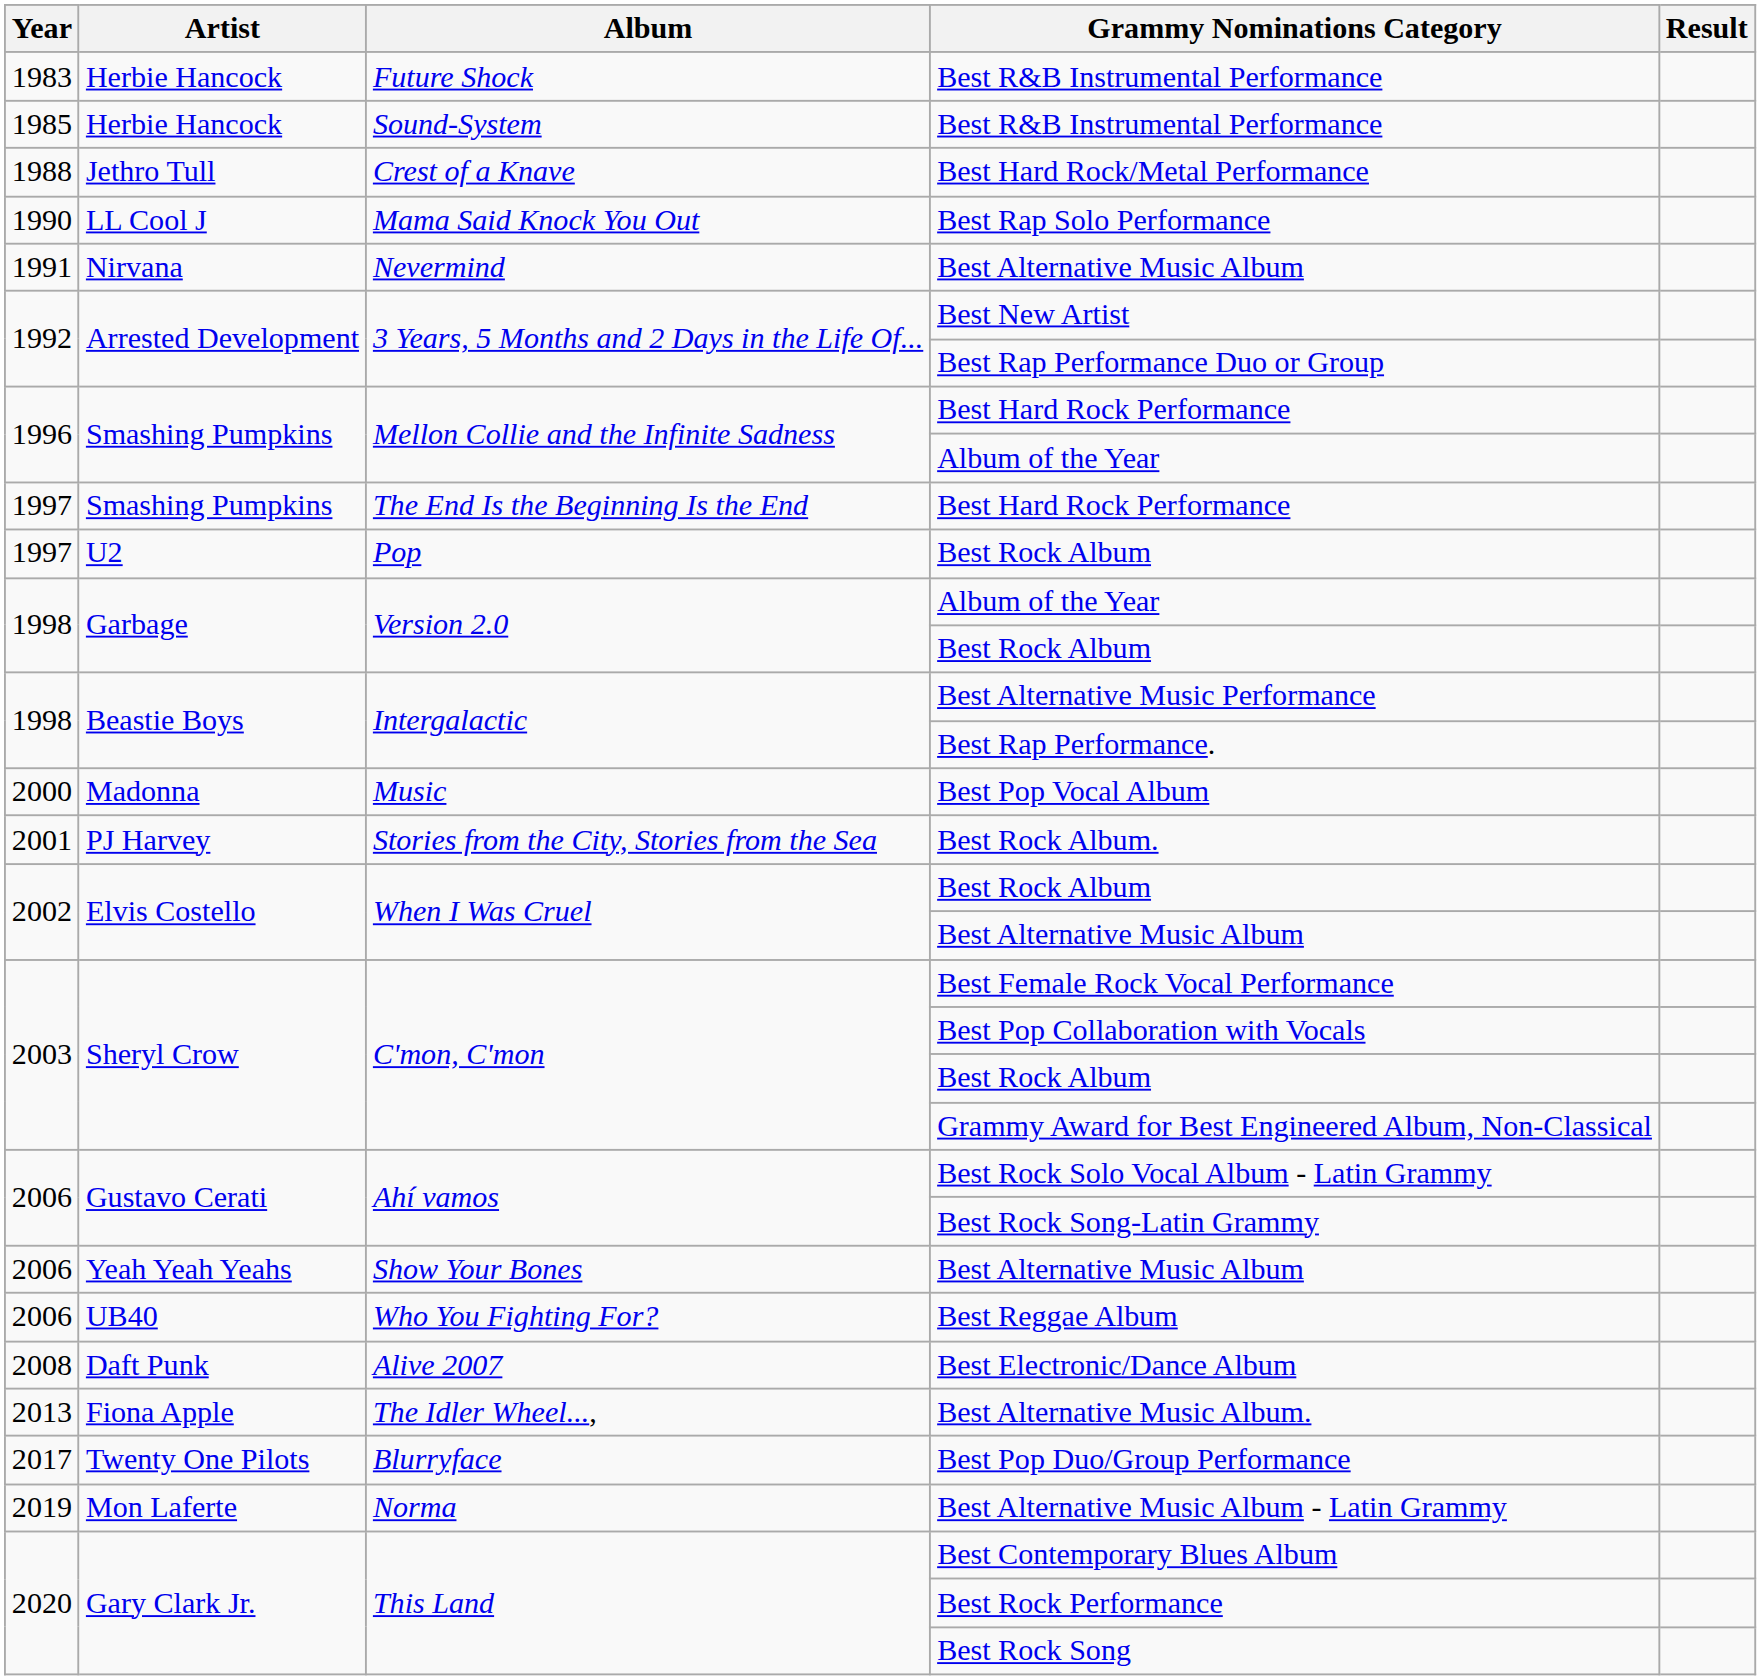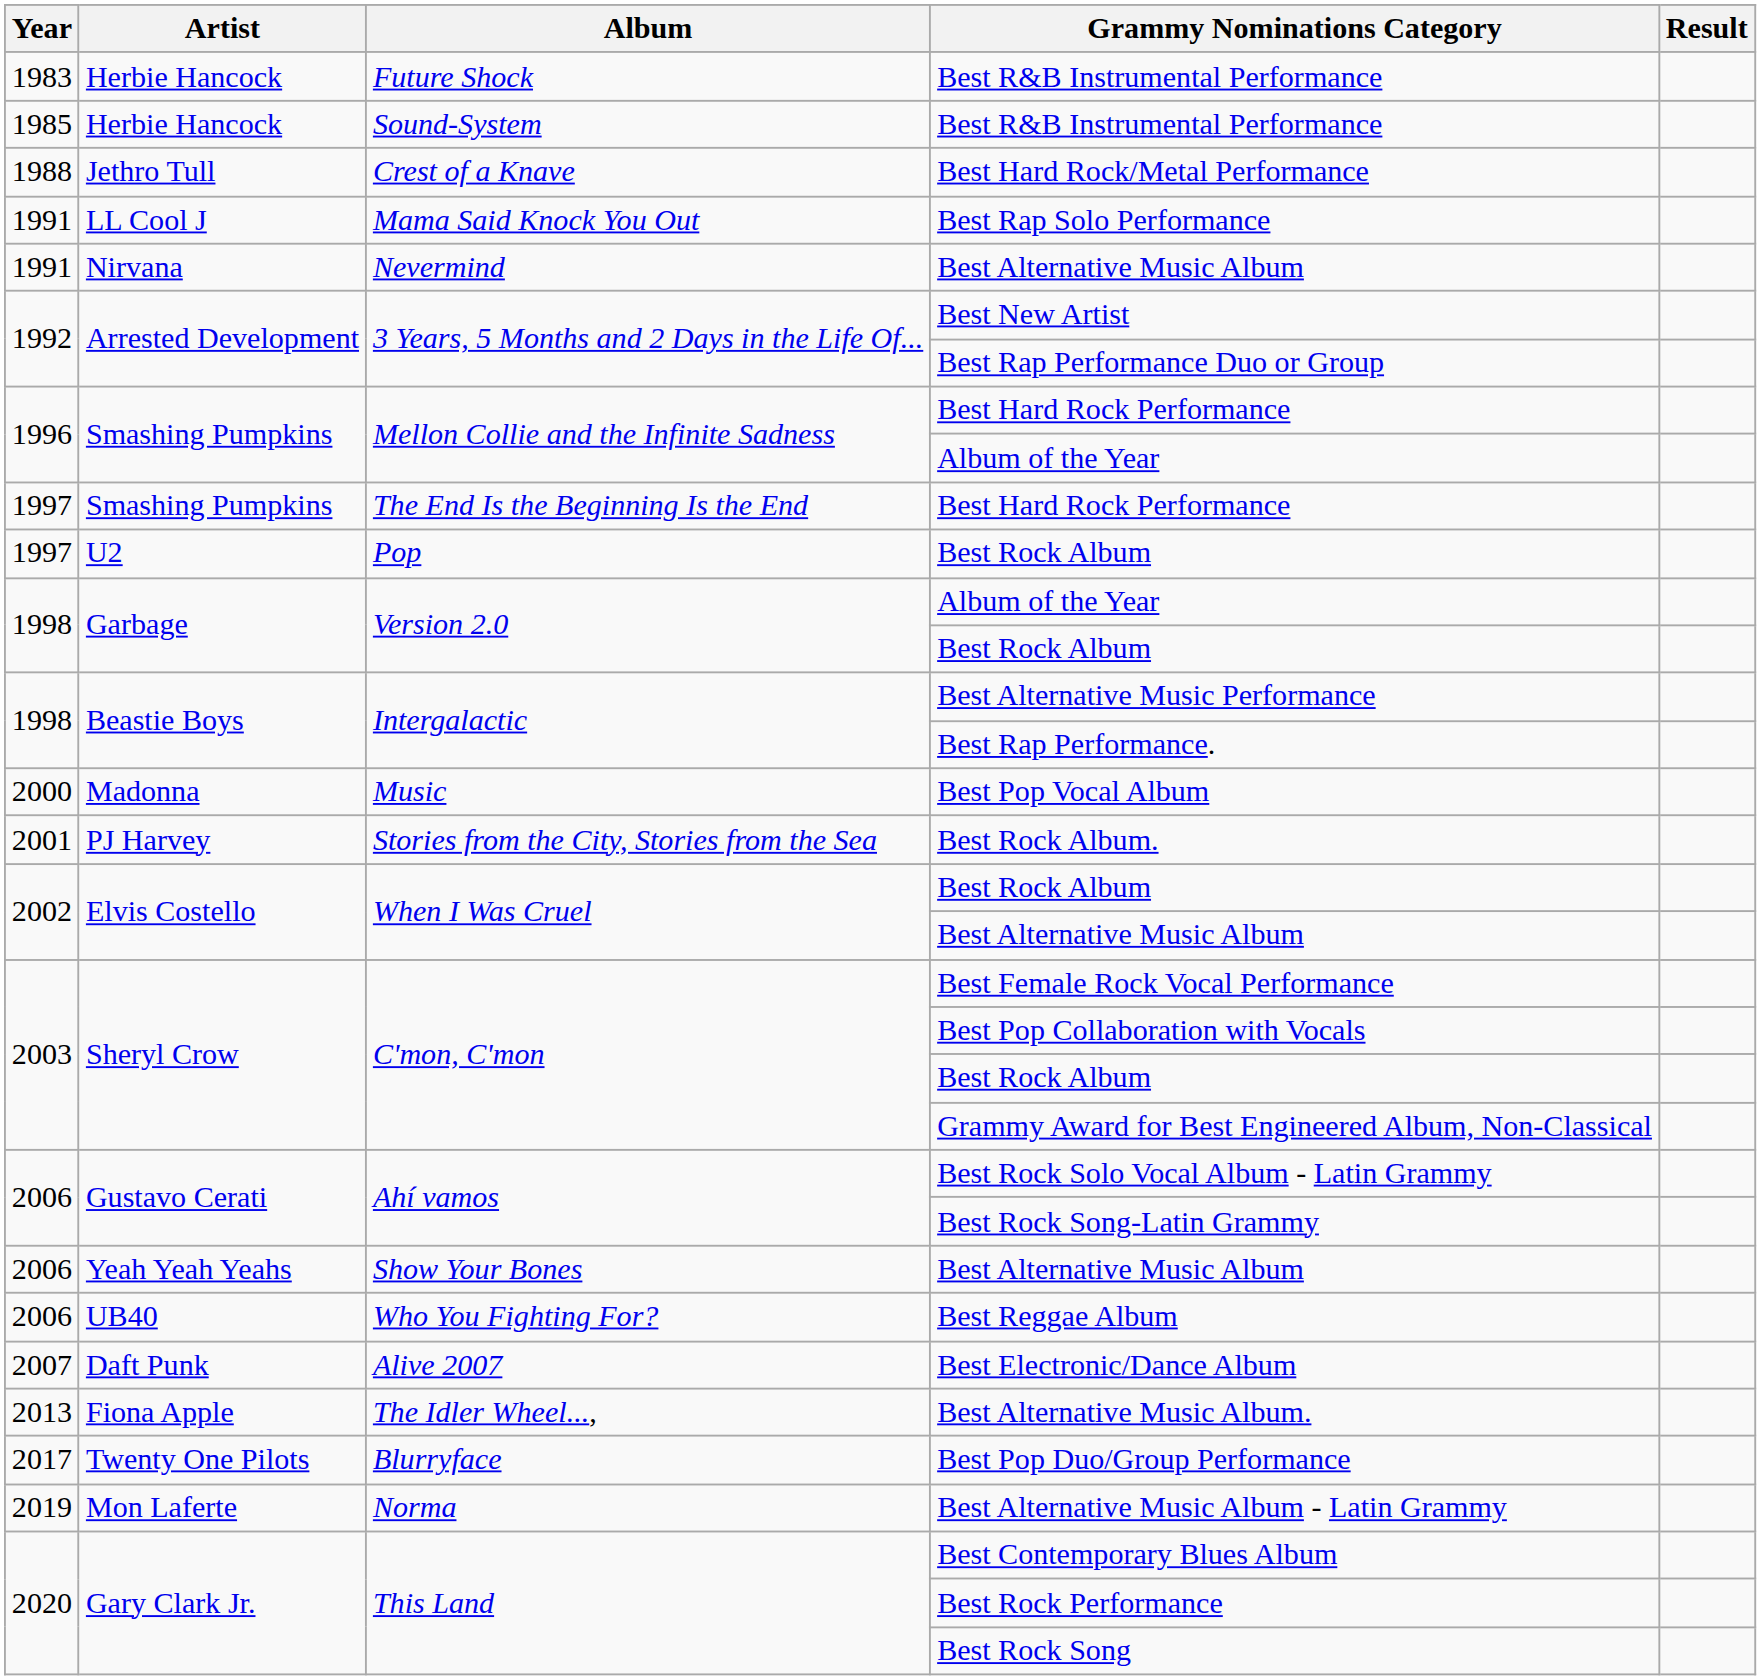(42, 219) 1990 -> (42, 219) 1991
(42, 1364) 2008 -> (42, 1364) 2007
